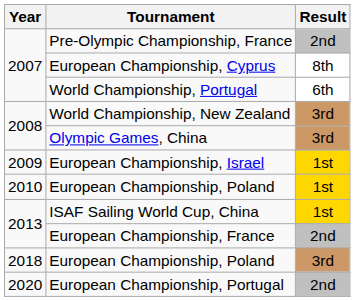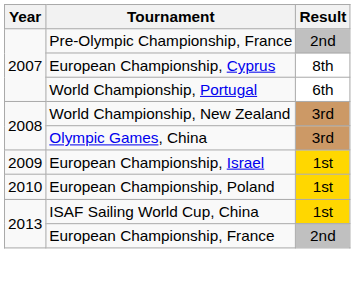- row: (25, 260)
- row: (25, 284)
